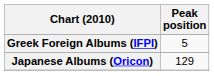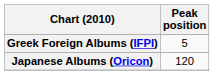(185, 61) 129 -> (185, 61) 120
